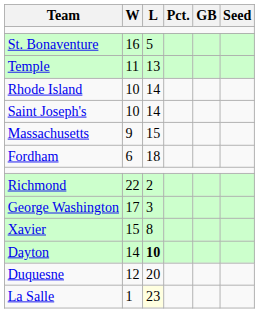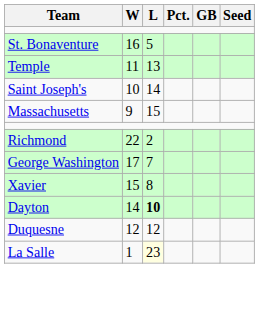- row: (45, 89)
- row: (33, 156)
(150, 207) 3 -> (150, 162) 7
(153, 274) 20 -> (153, 229) 12
